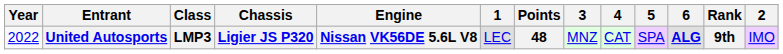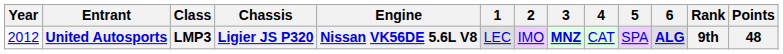columns swapped: (762, 15) <-> (539, 15)
(23, 37) 2022 -> (23, 37) 2012
(582, 37) normal -> (566, 37) bold
